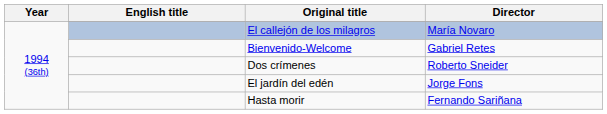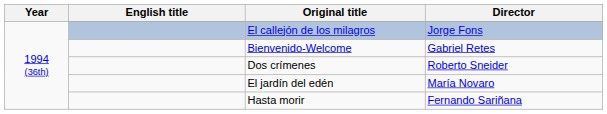(461, 30) María Novaro -> (455, 30) Jorge Fons
(455, 83) Jorge Fons -> (461, 83) María Novaro
